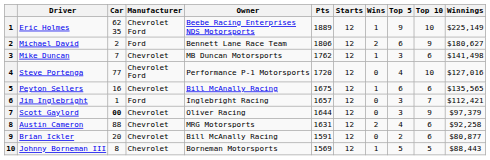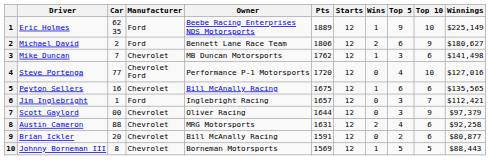(148, 27) Chevrolet Ford -> (137, 27) Ford
(117, 112) bold -> (117, 112) normal
